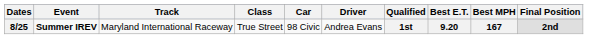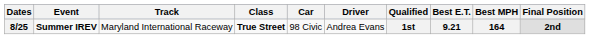(260, 27) normal -> (261, 27) bold
(449, 27) 9.20 -> (452, 27) 9.21
(494, 27) 167 -> (497, 27) 164
